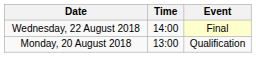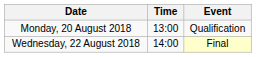rows swapped: (76, 44) <-> (76, 28)
